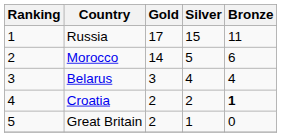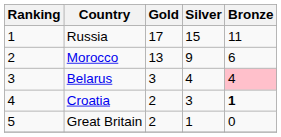(156, 57) 14 -> (156, 57) 13
(189, 57) 5 -> (189, 57) 9
(232, 79) no background -> (232, 79) pink background
(189, 100) 2 -> (189, 100) 3
